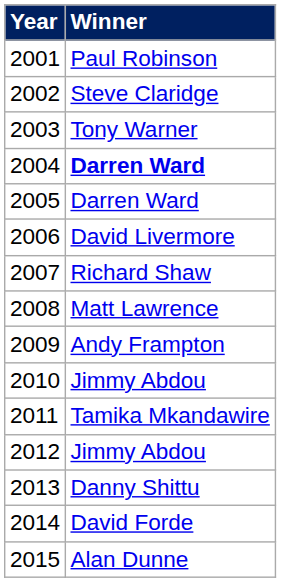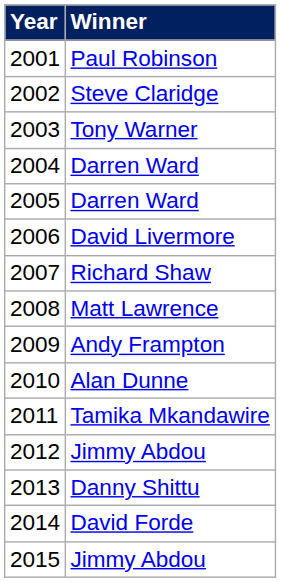(138, 165) bold -> (135, 165) normal
(138, 380) Jimmy Abdou -> (129, 380) Alan Dunne
(129, 559) Alan Dunne -> (138, 559) Jimmy Abdou
